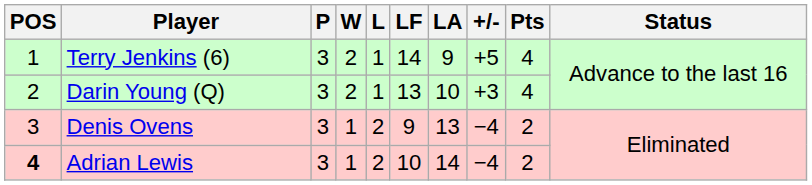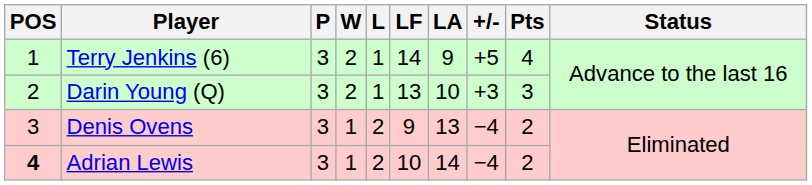(527, 92) 4 -> (527, 92) 3
